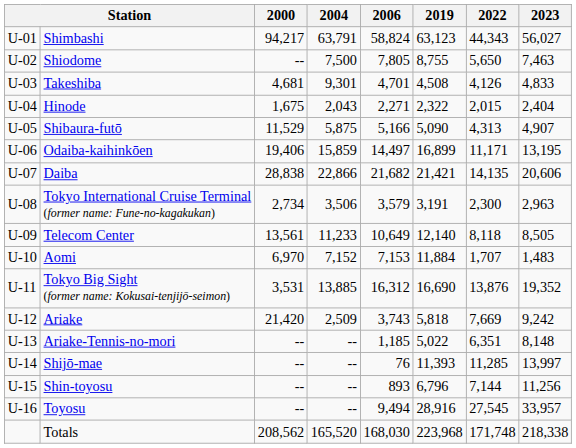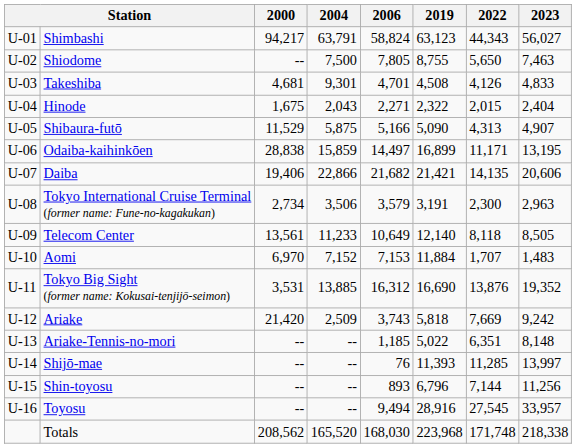(285, 151) 19,406 -> (285, 151) 28,838
(285, 173) 28,838 -> (285, 173) 19,406
